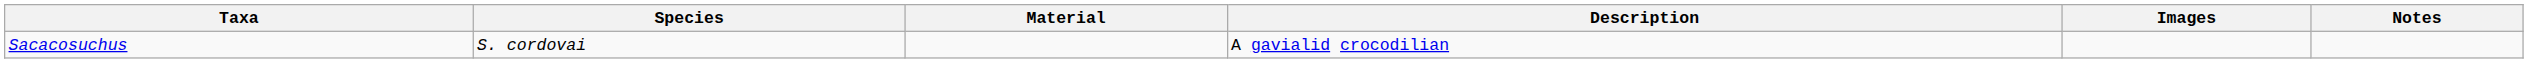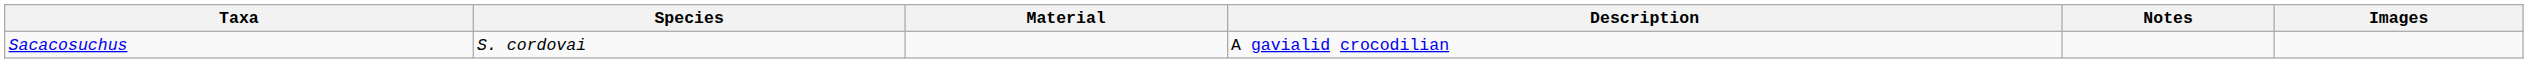columns swapped: (2186, 18) <-> (2417, 18)
